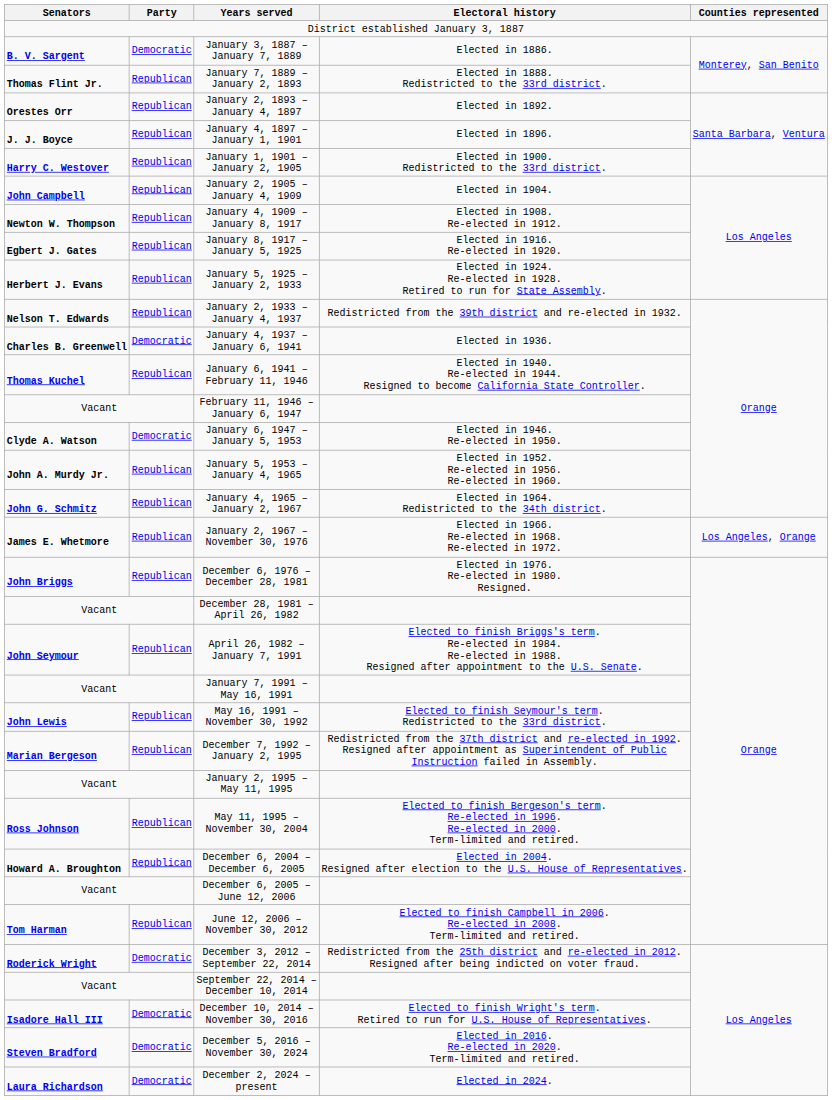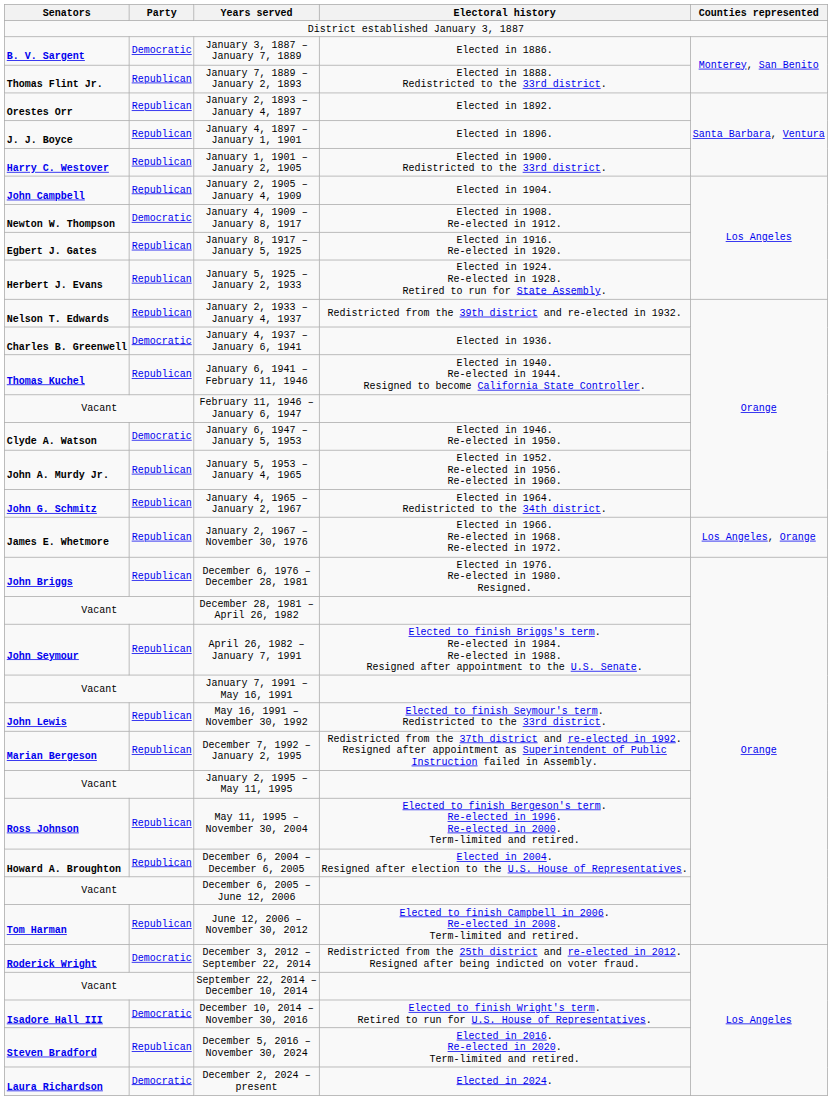(162, 218) Republican -> (162, 218) Democratic
(162, 1048) Democratic -> (162, 1048) Republican
